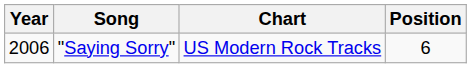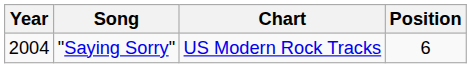(29, 47) 2006 -> (29, 47) 2004
